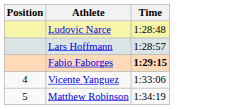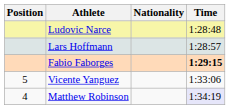+ column: (159, 12)
(25, 79) 4 -> (25, 79) 5
(25, 96) 5 -> (25, 96) 4
(150, 96) no background -> (205, 96) lavender background
